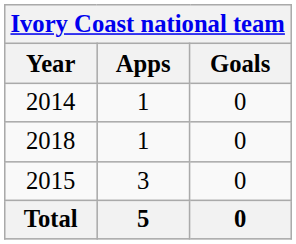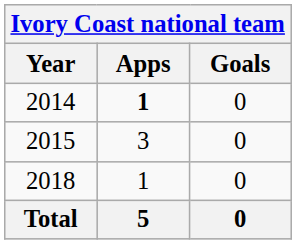(143, 102) normal -> (143, 102) bold
rows swapped: (51, 180) <-> (51, 141)
